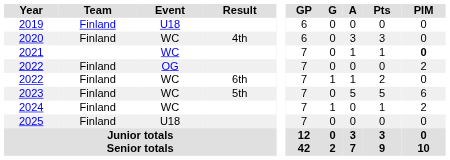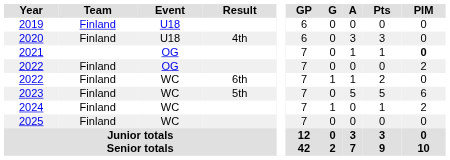(170, 38) WC -> (170, 38) U18
(170, 52) WC -> (170, 52) OG
(170, 121) U18 -> (170, 121) WC
